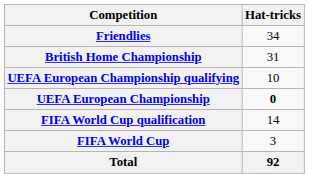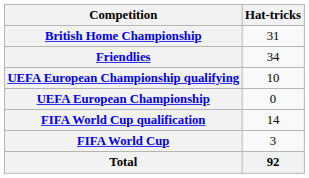rows swapped: (123, 36) <-> (123, 57)
(273, 99) bold -> (273, 99) normal
